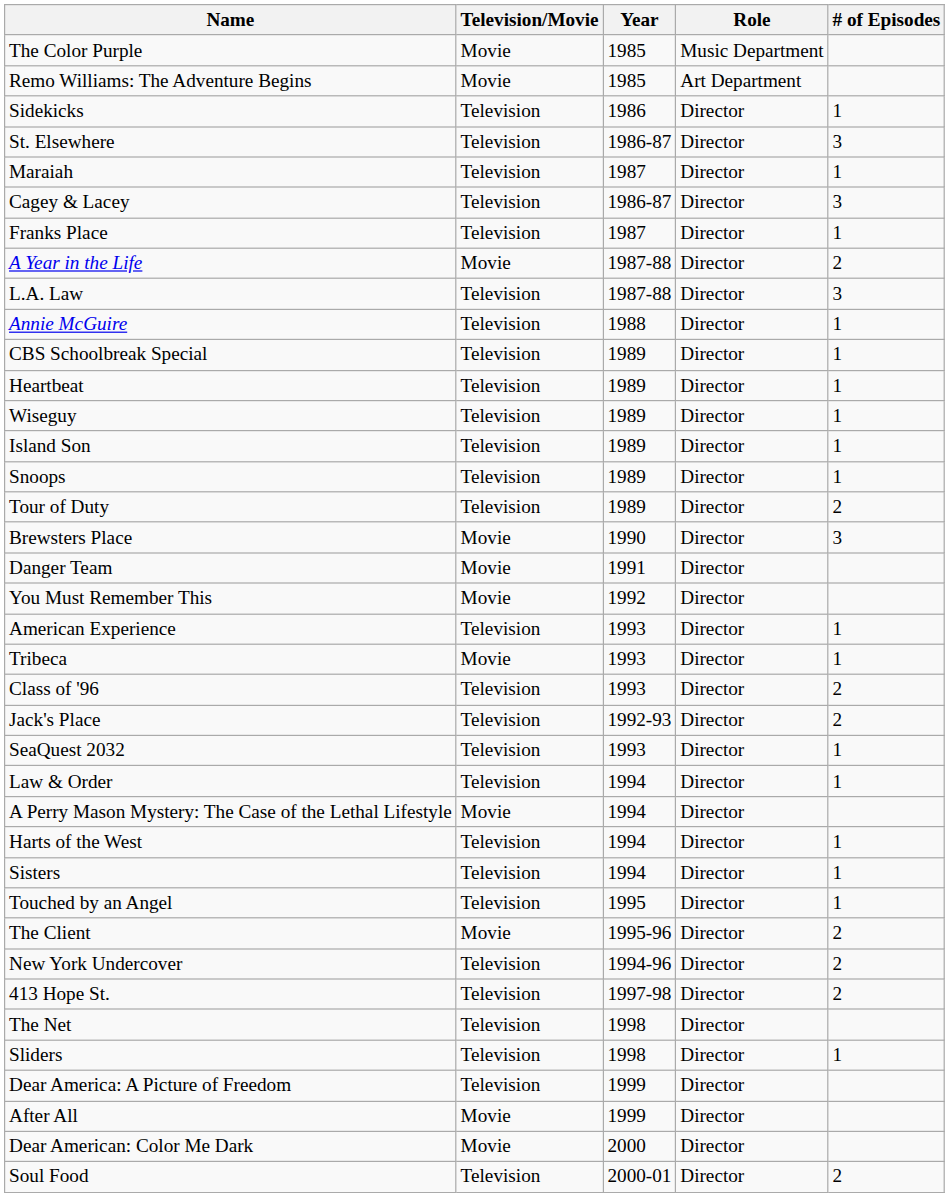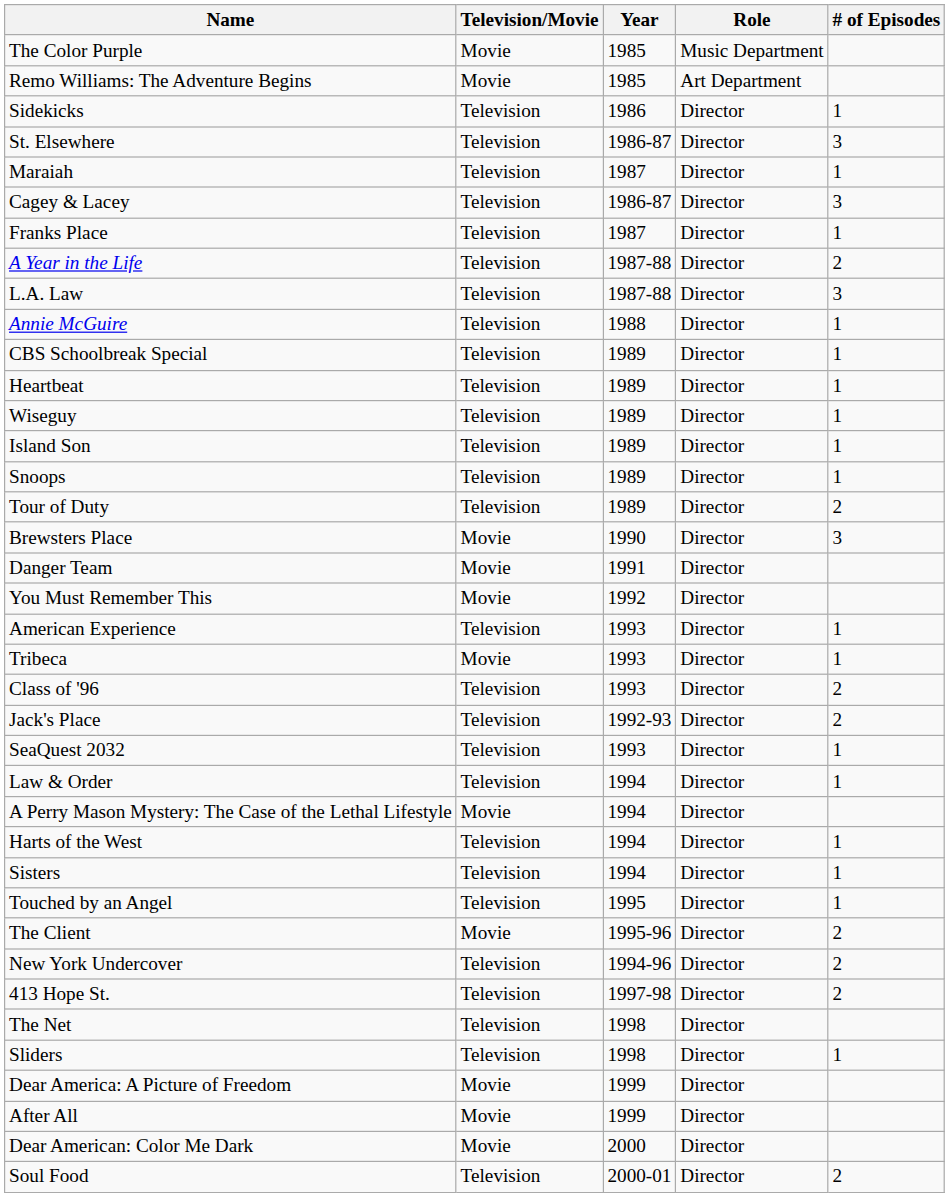(486, 263) Movie -> (500, 263) Television
(500, 1085) Television -> (486, 1085) Movie
